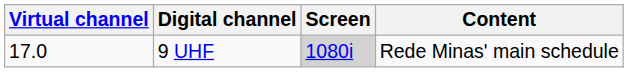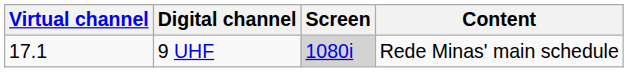(28, 50) 17.0 -> (28, 50) 17.1
